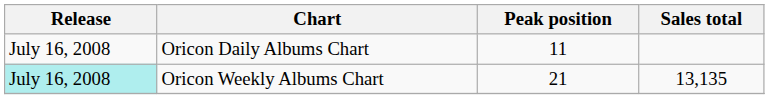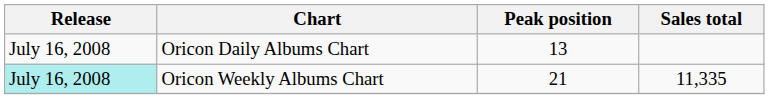(558, 49) 11 -> (558, 49) 13
(701, 78) 13,135 -> (701, 78) 11,335
